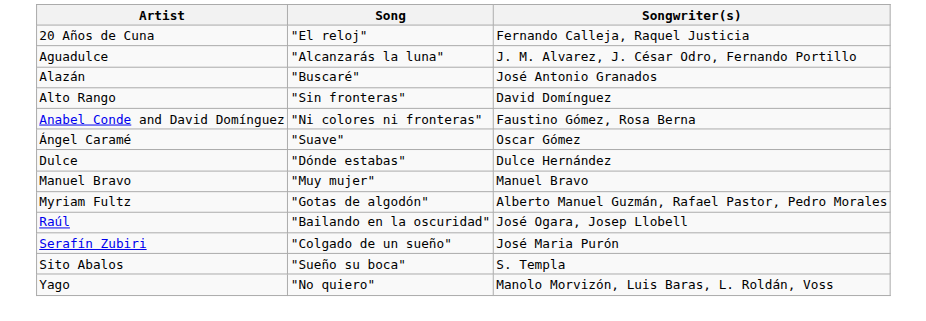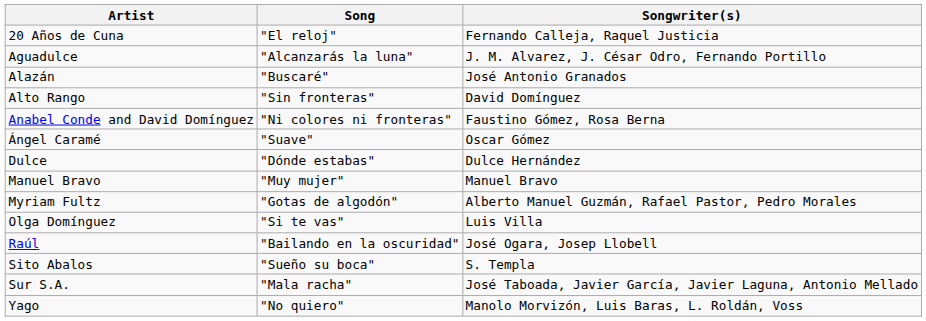+ row: (62, 223)
- row: (93, 243)
+ row: (39, 285)
